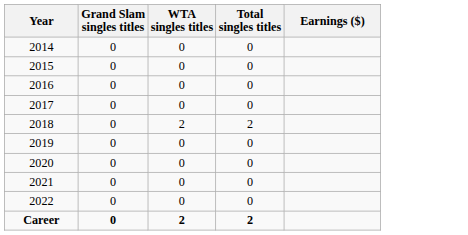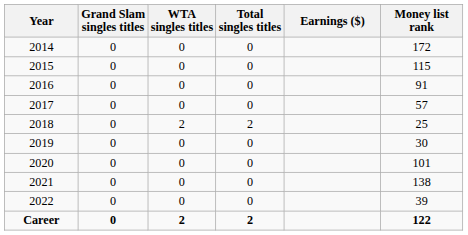+ column: (422, 20)
